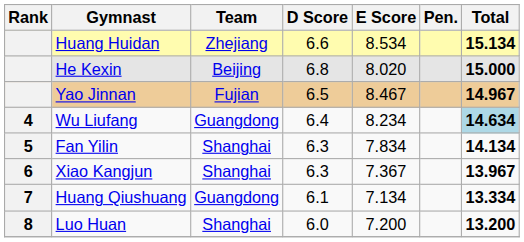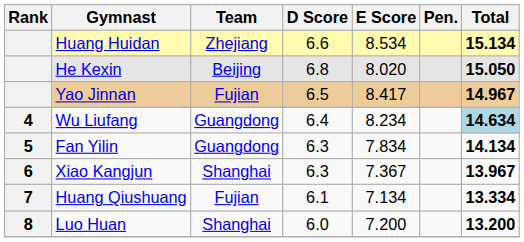(490, 69) 15.000 -> (490, 69) 15.050
(386, 95) 8.467 -> (386, 95) 8.417
(237, 146) Shanghai -> (237, 146) Guangdong
(237, 198) Guangdong -> (237, 198) Fujian
